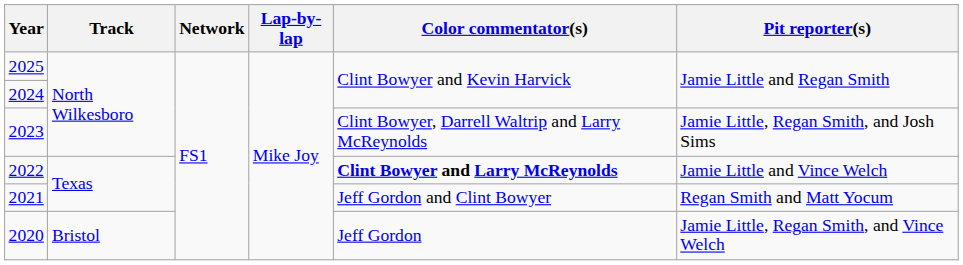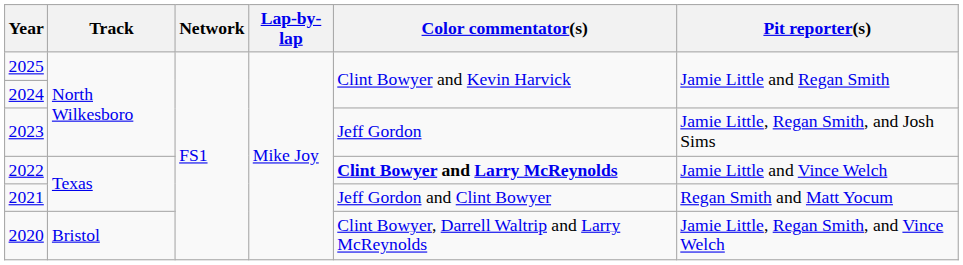(479, 131) Clint Bowyer, Darrell Waltrip and Larry McReynolds -> (379, 131) Jeff Gordon
(379, 235) Jeff Gordon -> (479, 235) Clint Bowyer, Darrell Waltrip and Larry McReynolds
